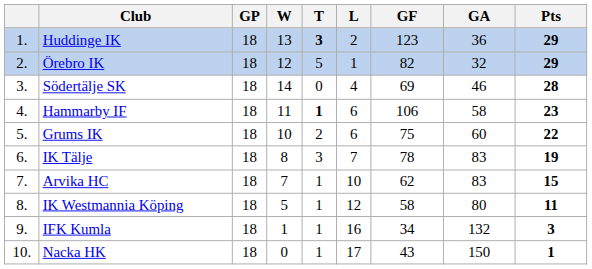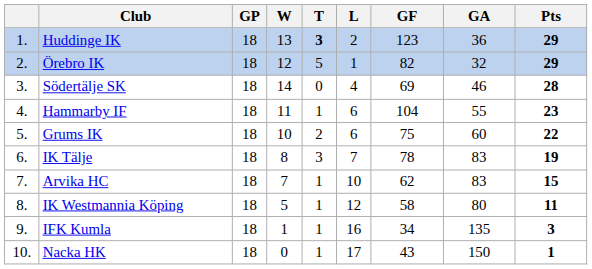(319, 110) bold -> (319, 110) normal
(407, 110) 106 -> (407, 110) 104
(479, 110) 58 -> (479, 110) 55
(479, 228) 132 -> (479, 228) 135
